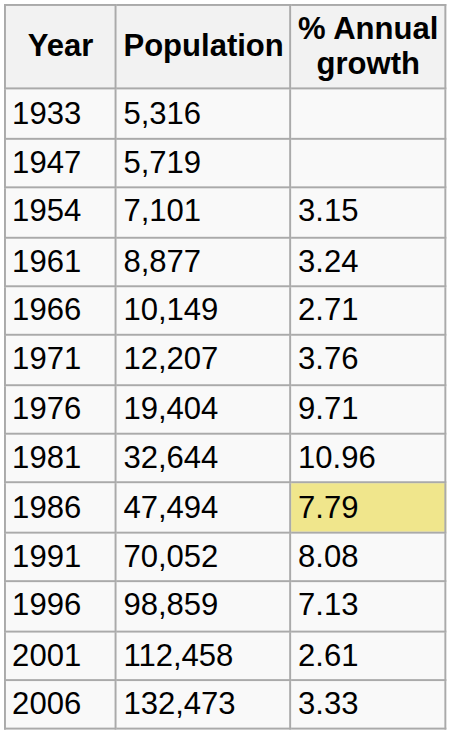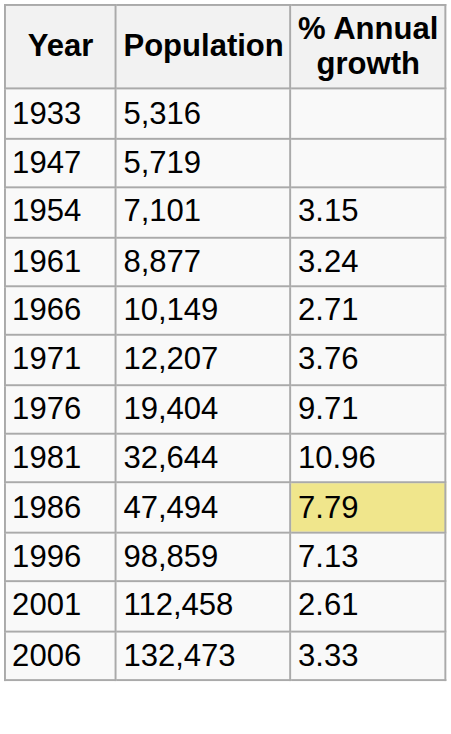- row: (47, 556)
